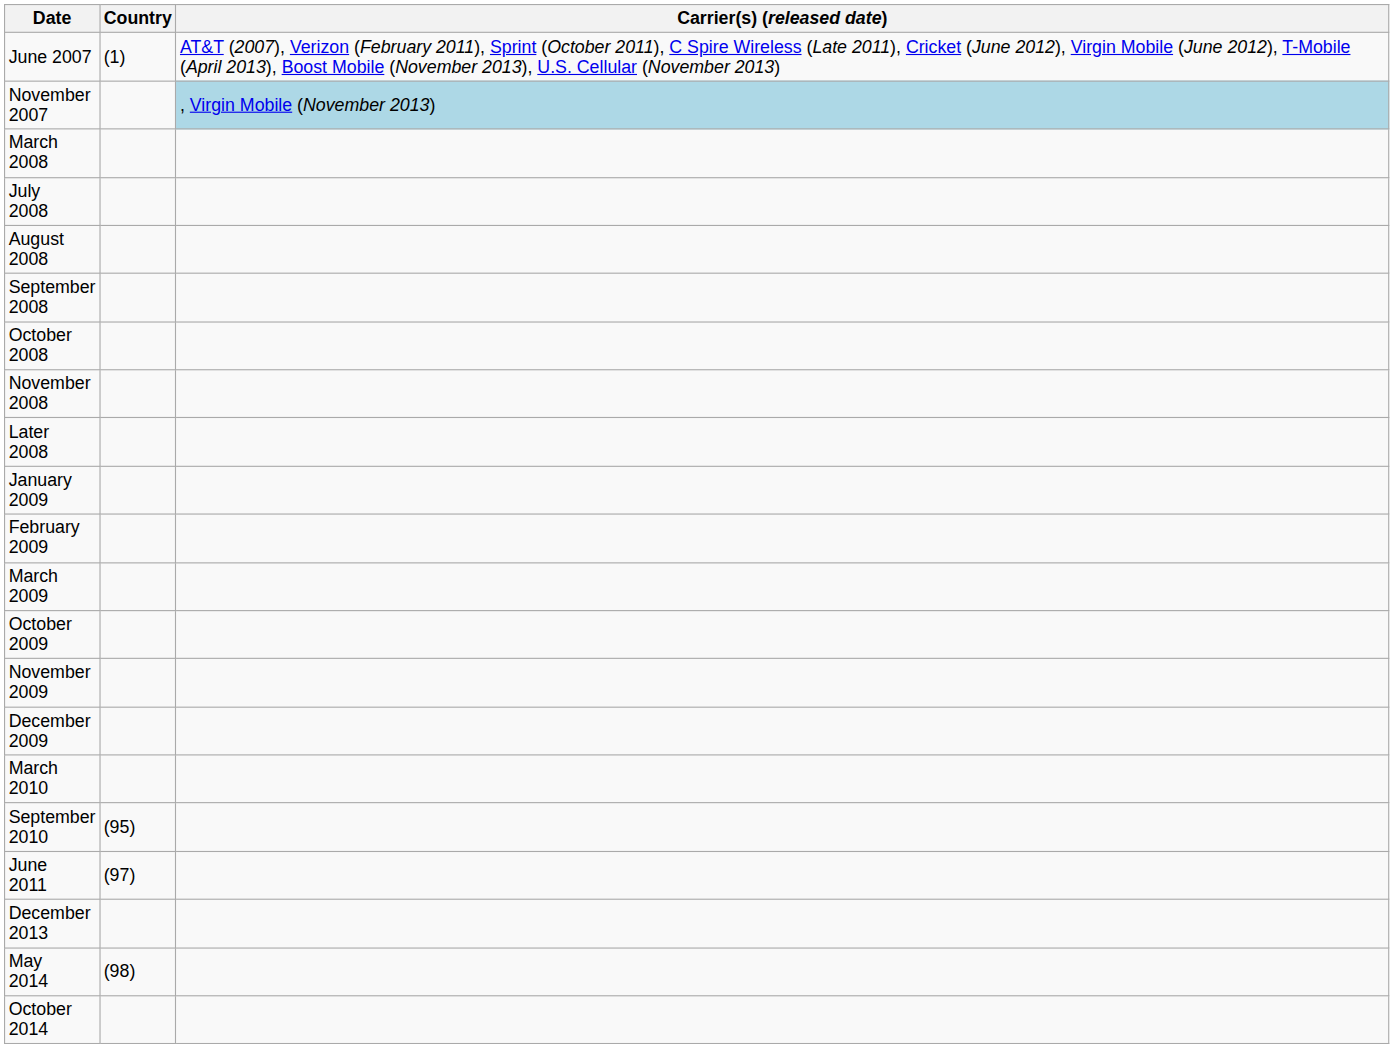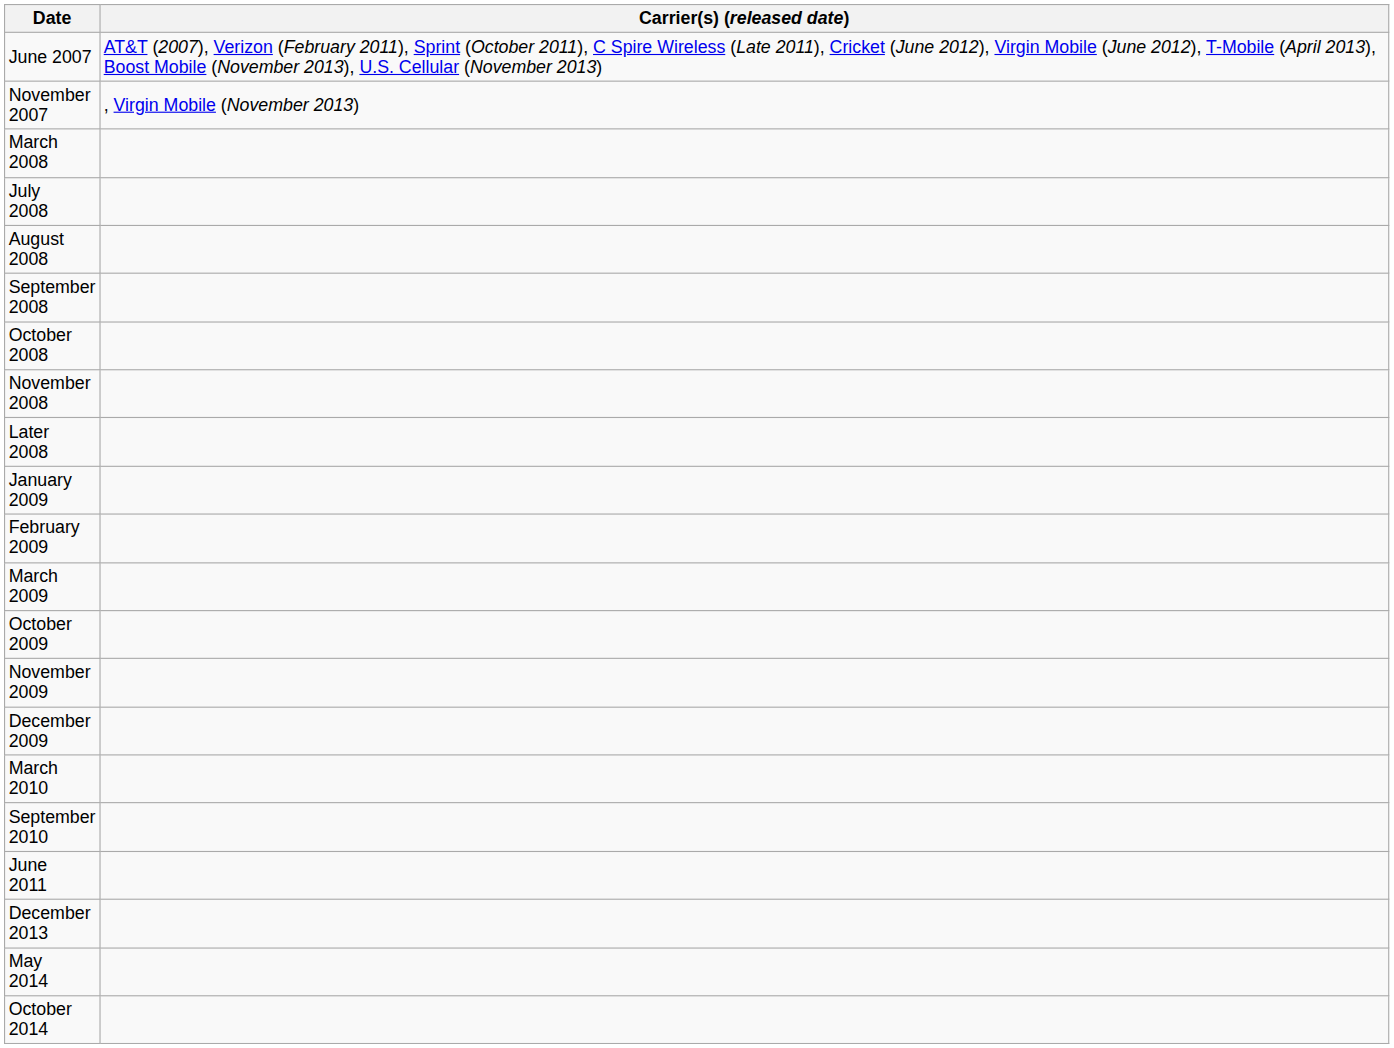- column: (138, 18)
(308, 104) lightblue background -> (231, 104) no background
